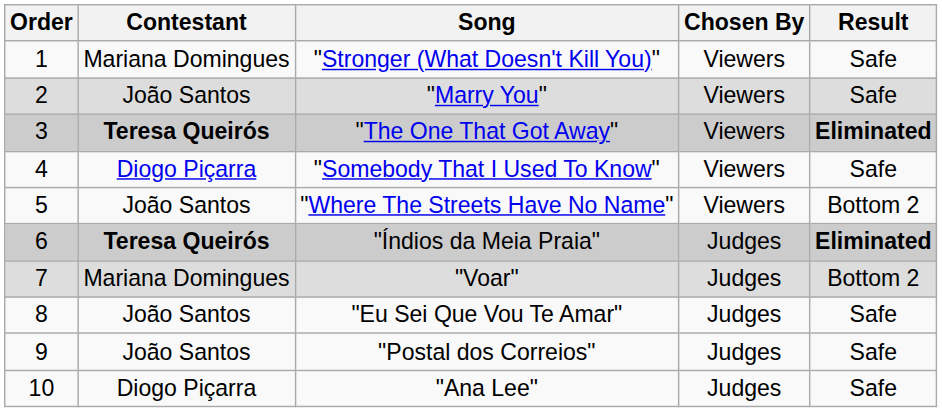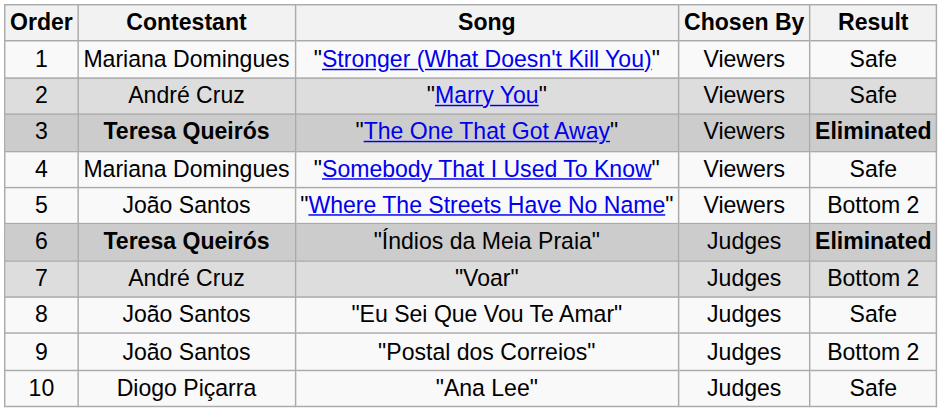(186, 95) João Santos -> (186, 95) André Cruz
(186, 168) Diogo Piçarra -> (186, 168) Mariana Domingues
(186, 278) Mariana Domingues -> (186, 278) André Cruz
(873, 351) Safe -> (873, 351) Bottom 2
